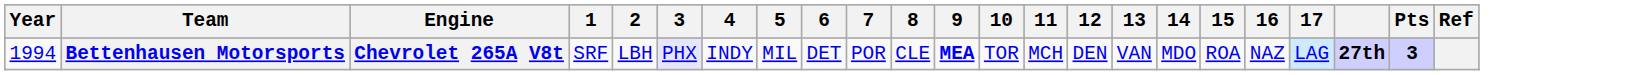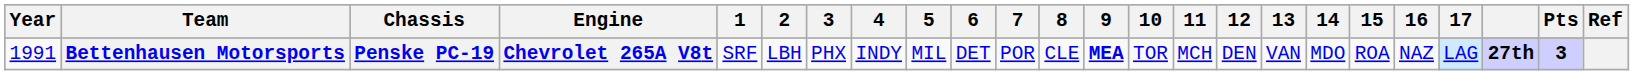+ column: (424, 21)
(33, 53) 1994 -> (33, 53) 1991
(679, 53) lavender background -> (829, 53) no background
